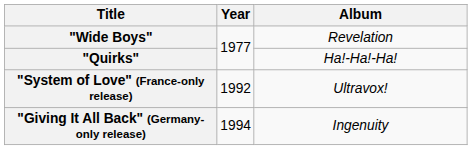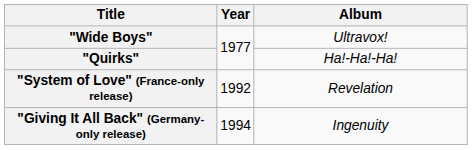(360, 37) Revelation -> (360, 37) Ultravox!
(360, 88) Ultravox! -> (360, 88) Revelation
